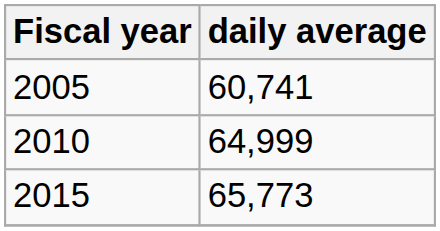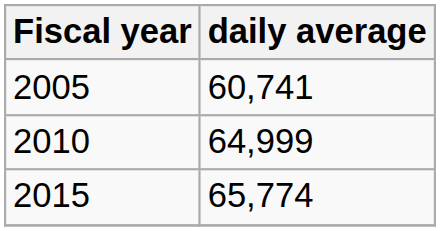(261, 196) 65,773 -> (261, 196) 65,774
